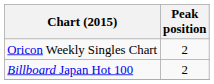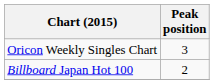(185, 49) 2 -> (185, 49) 3
